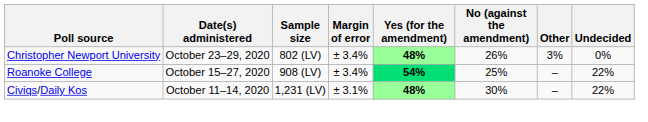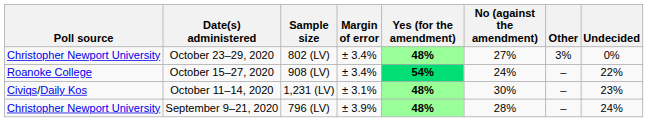(496, 56) 26% -> (505, 56) 27%
(496, 73) 25% -> (505, 73) 24%
(603, 91) 22% -> (612, 91) 23%
+ row: (222, 108)
